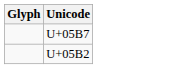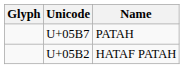+ column: (136, 14)
